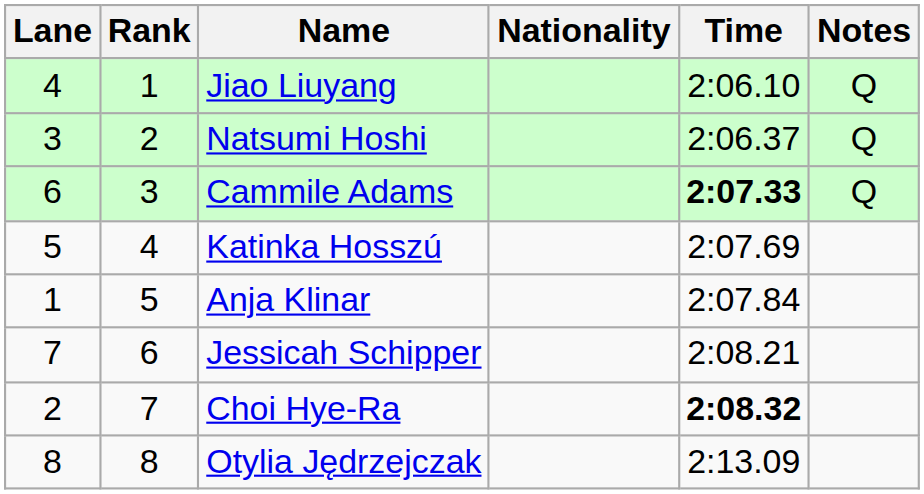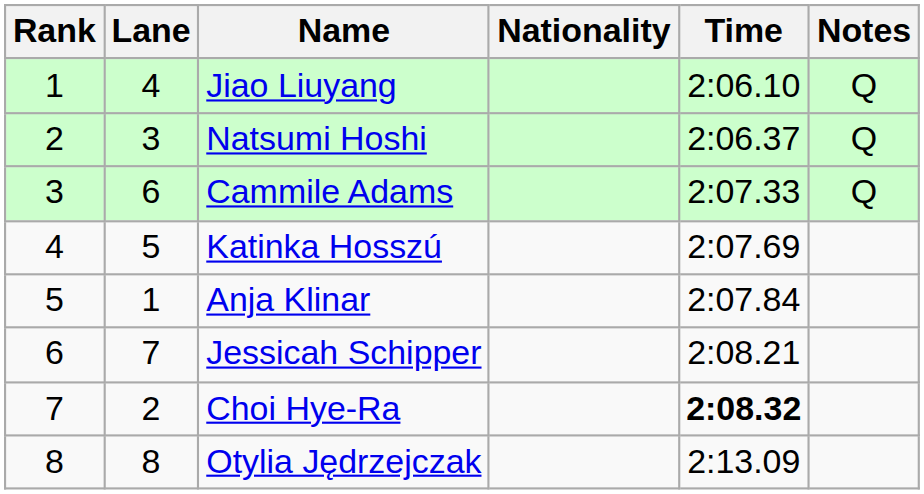columns swapped: (149, 31) <-> (52, 31)
(744, 192) bold -> (744, 192) normal
